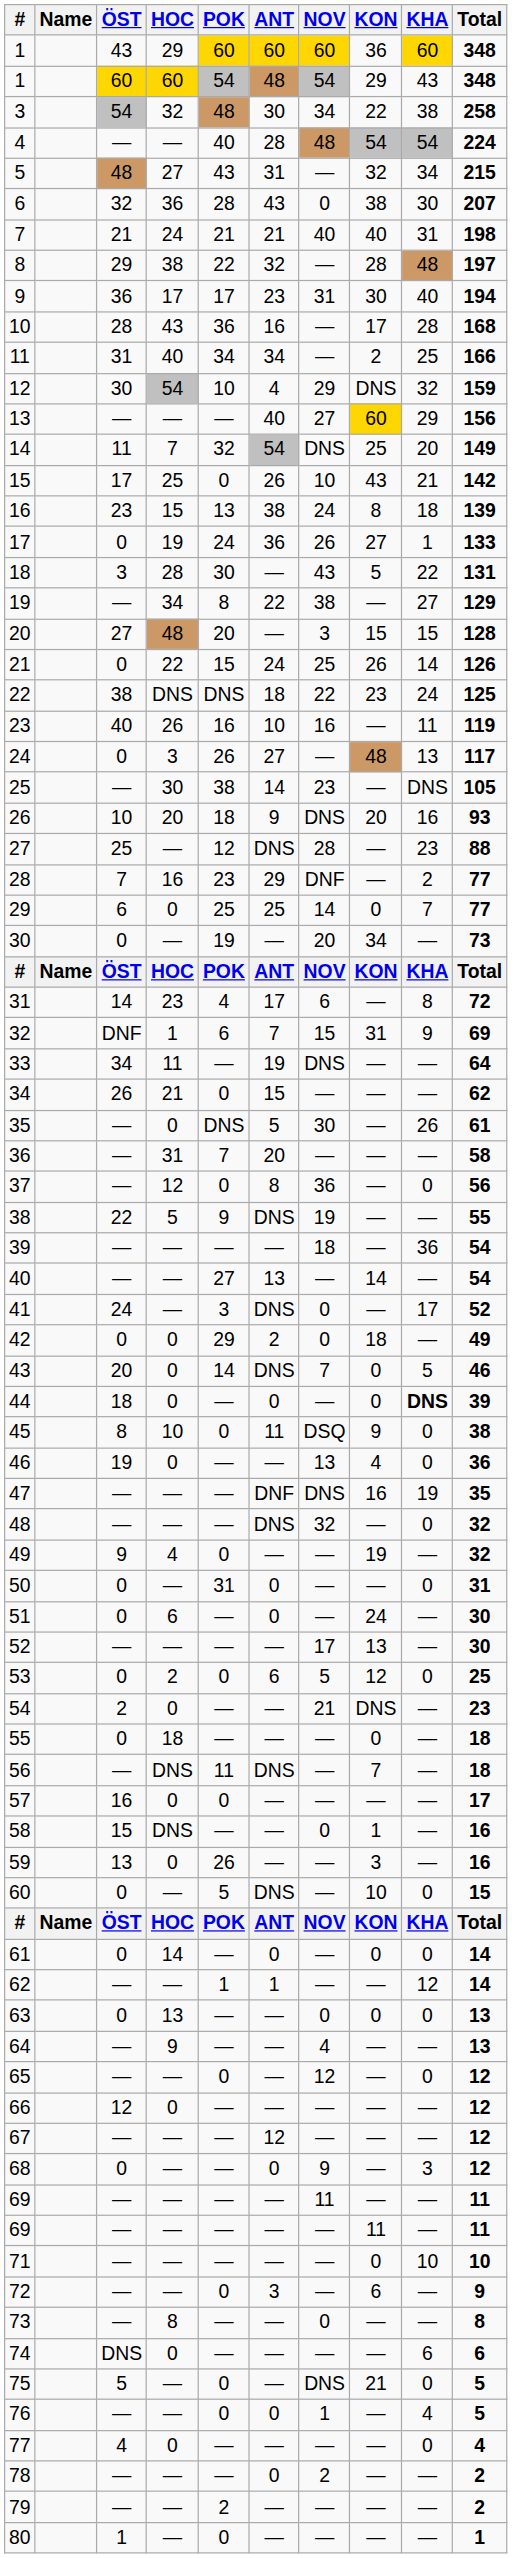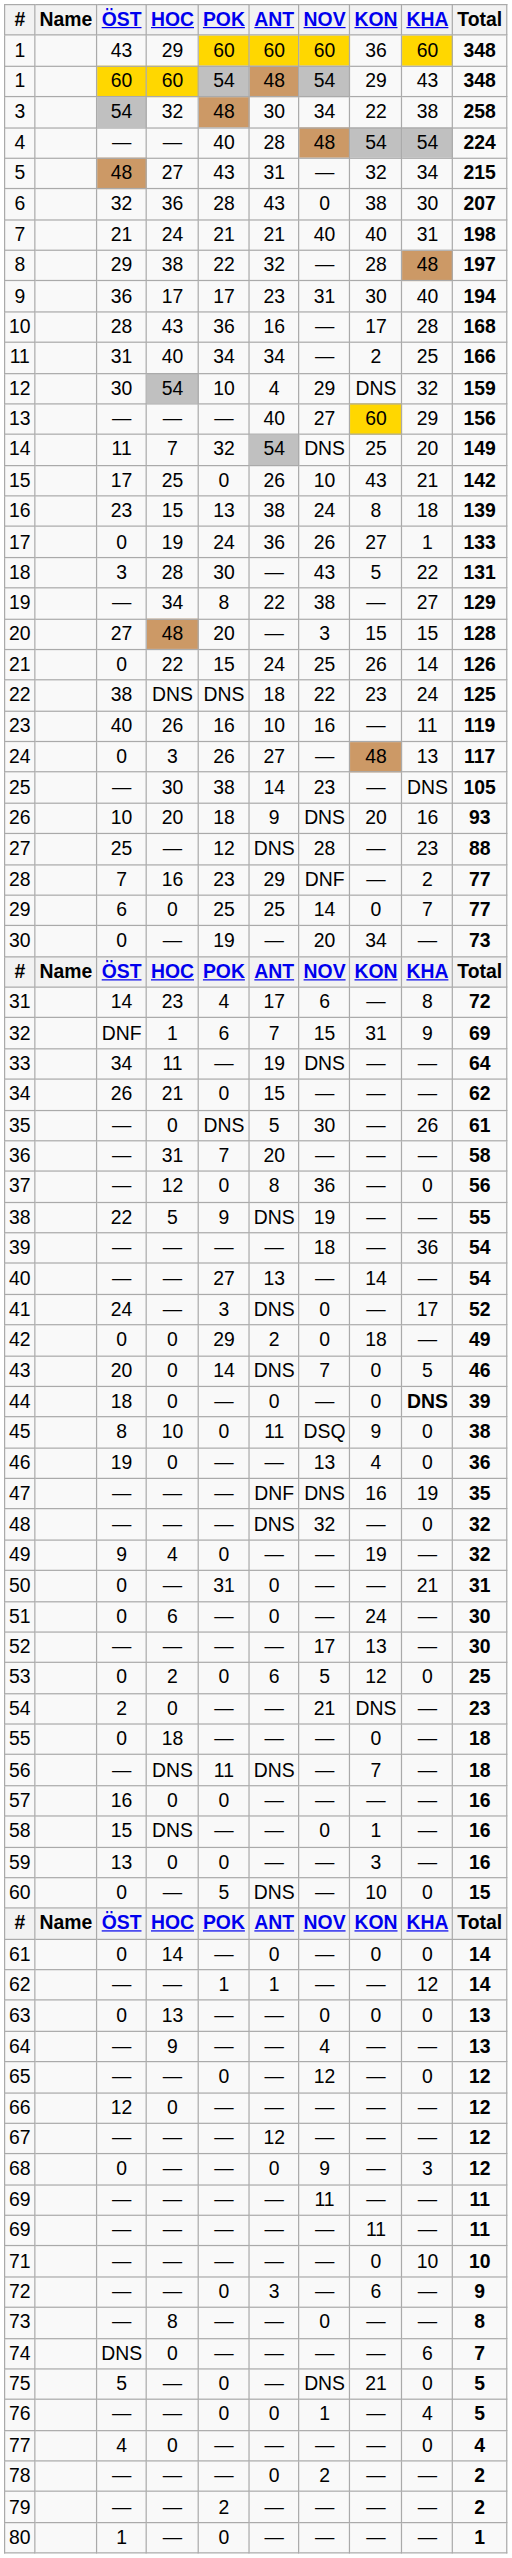(427, 1585) 0 -> (427, 1585) 21
(480, 1800) 17 -> (480, 1800) 16
(224, 1862) 26 -> (224, 1862) 0
(480, 2353) 6 -> (480, 2353) 7
